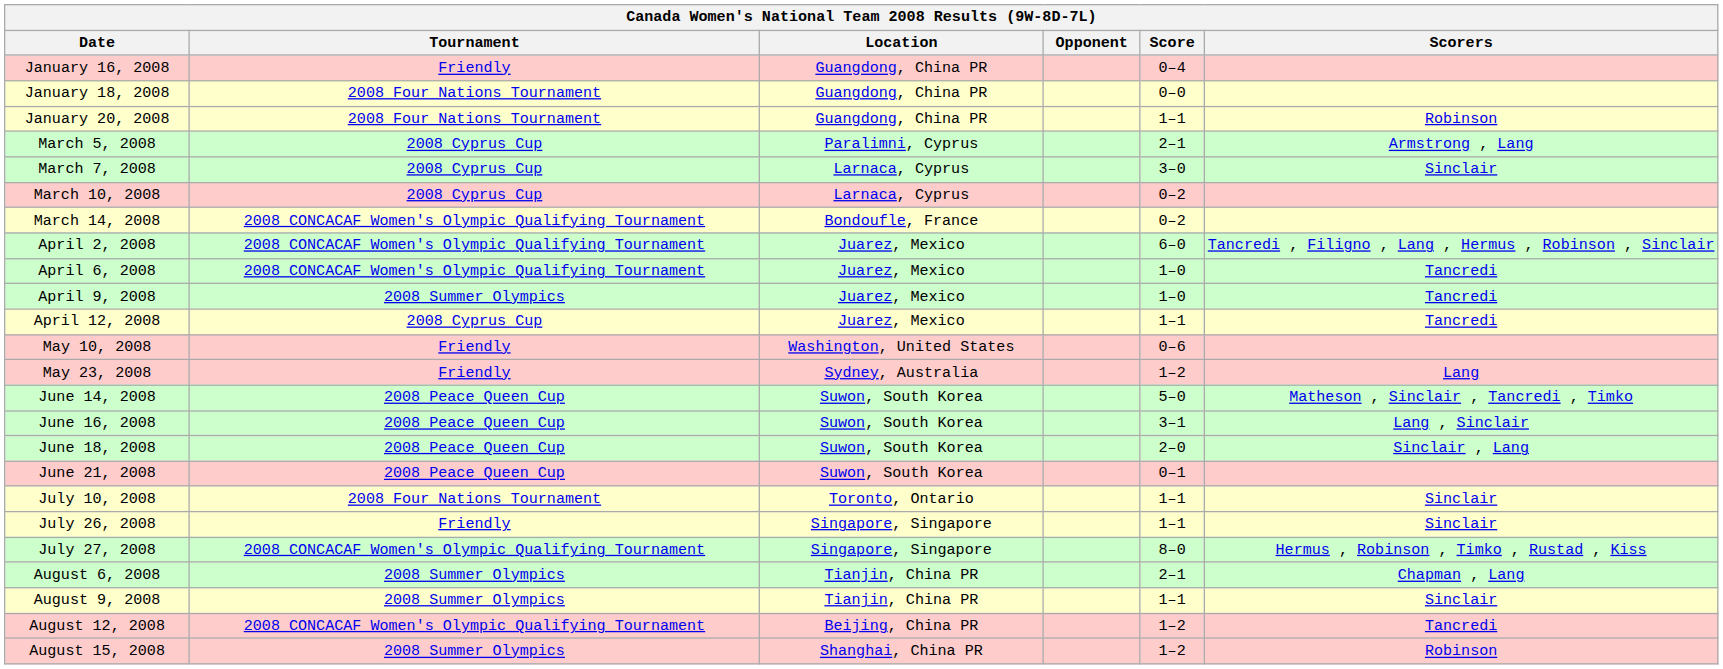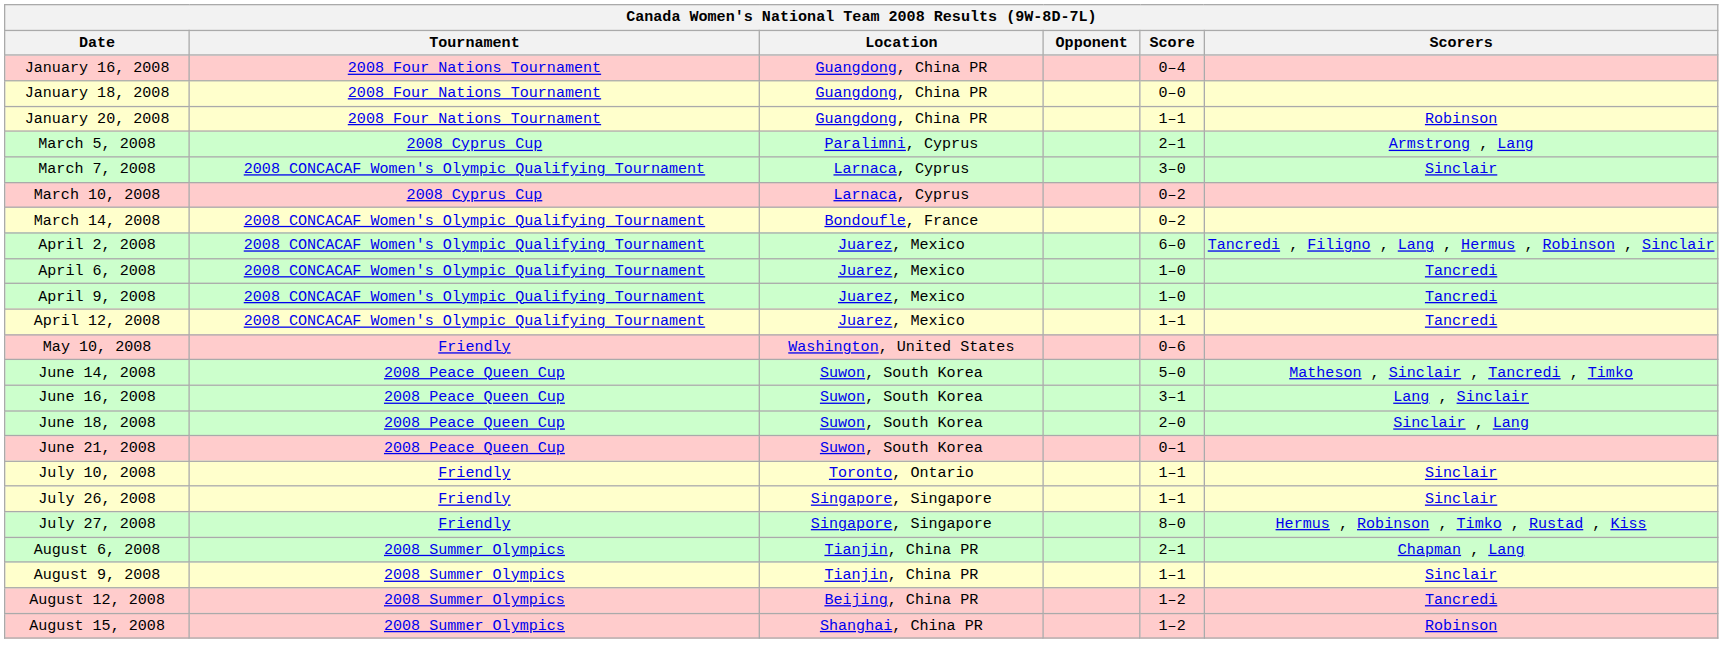(474, 68) Friendly -> (474, 68) 2008 Four Nations Tournament
(474, 169) 2008 Cyprus Cup -> (474, 169) 2008 CONCACAF Women's Olympic Qualifying Tournament
(474, 296) 2008 Summer Olympics -> (474, 296) 2008 CONCACAF Women's Olympic Qualifying Tournament
(474, 321) 2008 Cyprus Cup -> (474, 321) 2008 CONCACAF Women's Olympic Qualifying Tournament
- row: (97, 372)
(474, 499) 2008 Four Nations Tournament -> (474, 473) Friendly
(474, 549) 2008 CONCACAF Women's Olympic Qualifying Tournament -> (474, 524) Friendly
(474, 626) 2008 CONCACAF Women's Olympic Qualifying Tournament -> (474, 600) 2008 Summer Olympics
